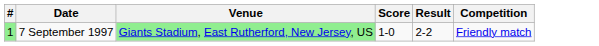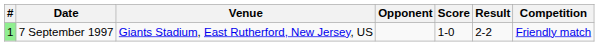+ column: (405, 13)
(246, 31) lightgreen background -> (246, 31) no background
